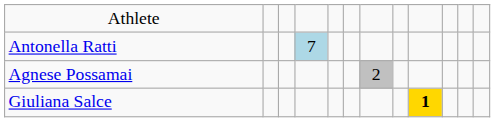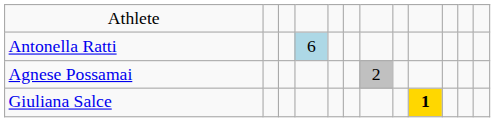(311, 46) 7 -> (311, 46) 6
